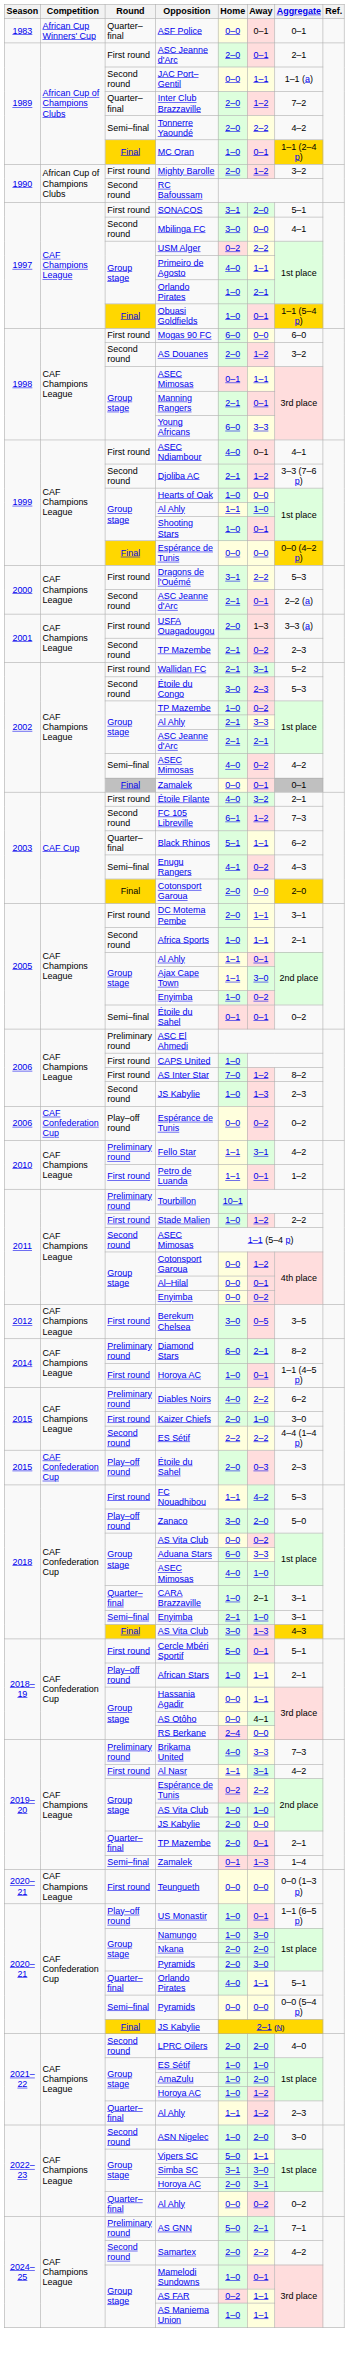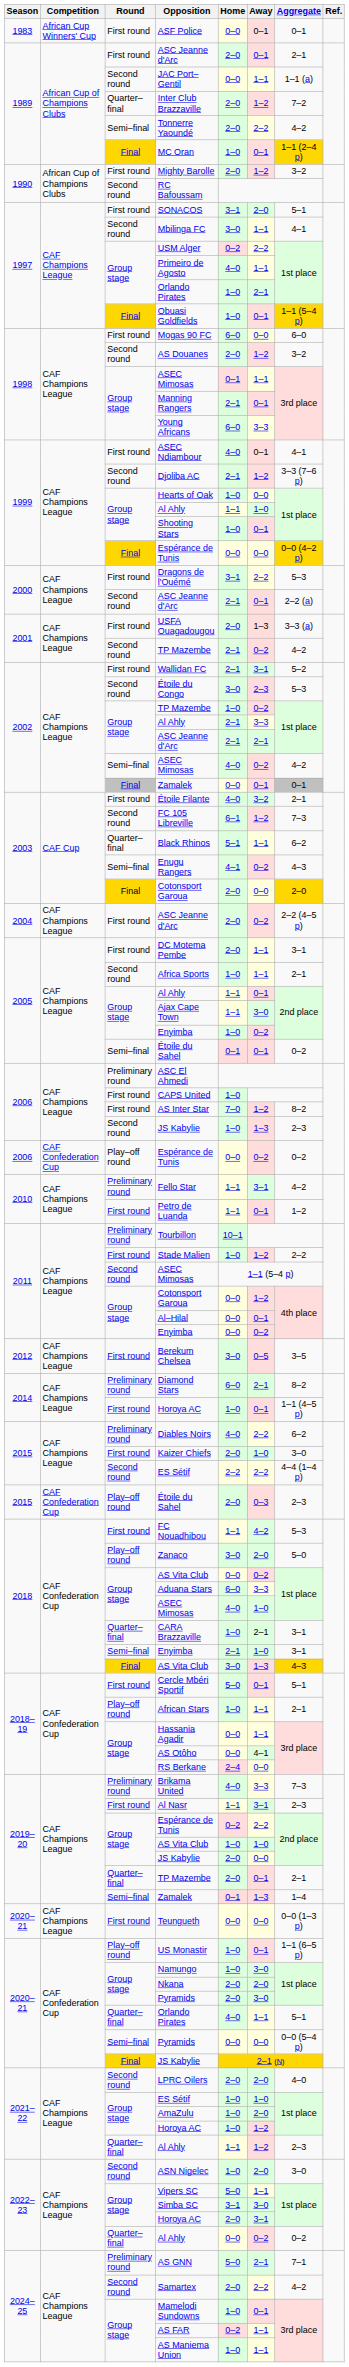(125, 30) Quarter–final -> (129, 30) First round
(261, 229) 0–0 -> (261, 229) 1–1
(299, 650) 2–3 -> (299, 650) 4–2
+ row: (22, 920)
(299, 1771) 4–2 -> (299, 1805) 2–3
